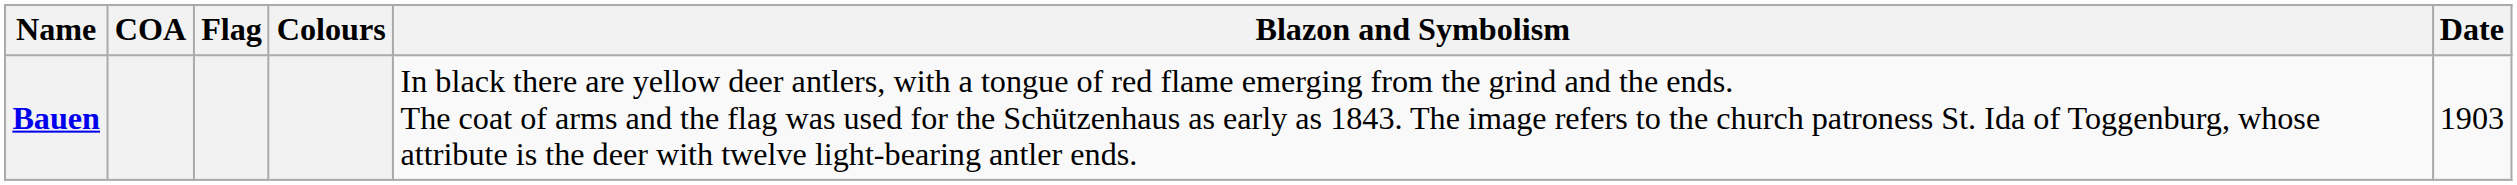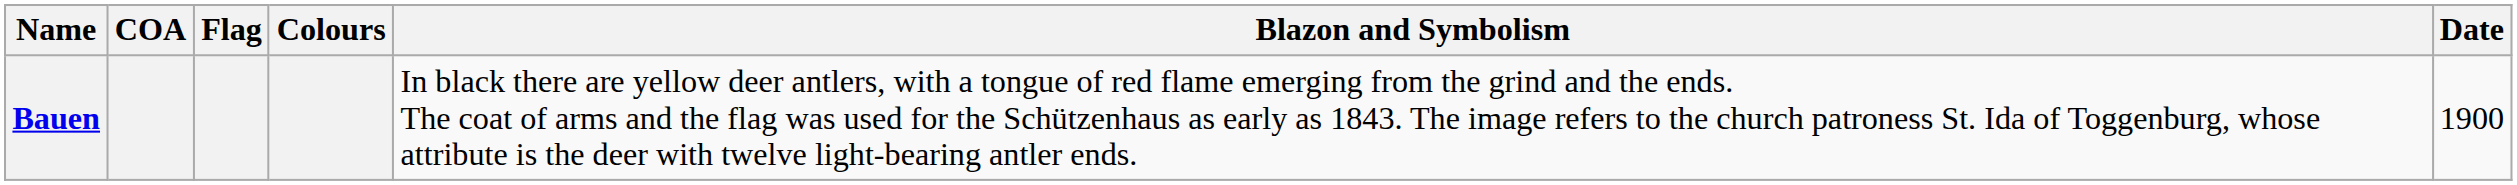(2472, 117) 1903 -> (2472, 117) 1900
